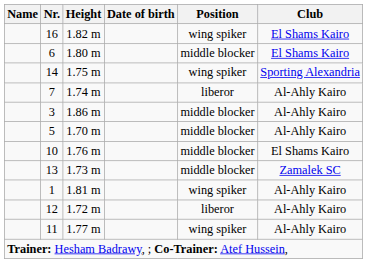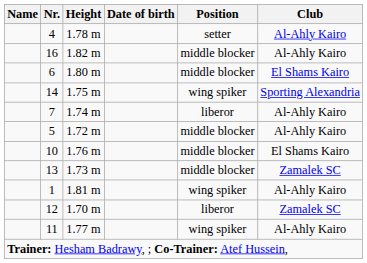+ row: (52, 33)
(218, 33) wing spiker -> (218, 53) middle blocker
(310, 33) El Shams Kairo -> (310, 53) Al-Ahly Kairo
- row: (52, 111)
(83, 131) 1.70 m -> (83, 131) 1.72 m
(83, 209) 1.72 m -> (83, 209) 1.70 m
(310, 209) Al-Ahly Kairo -> (310, 209) Zamalek SC
